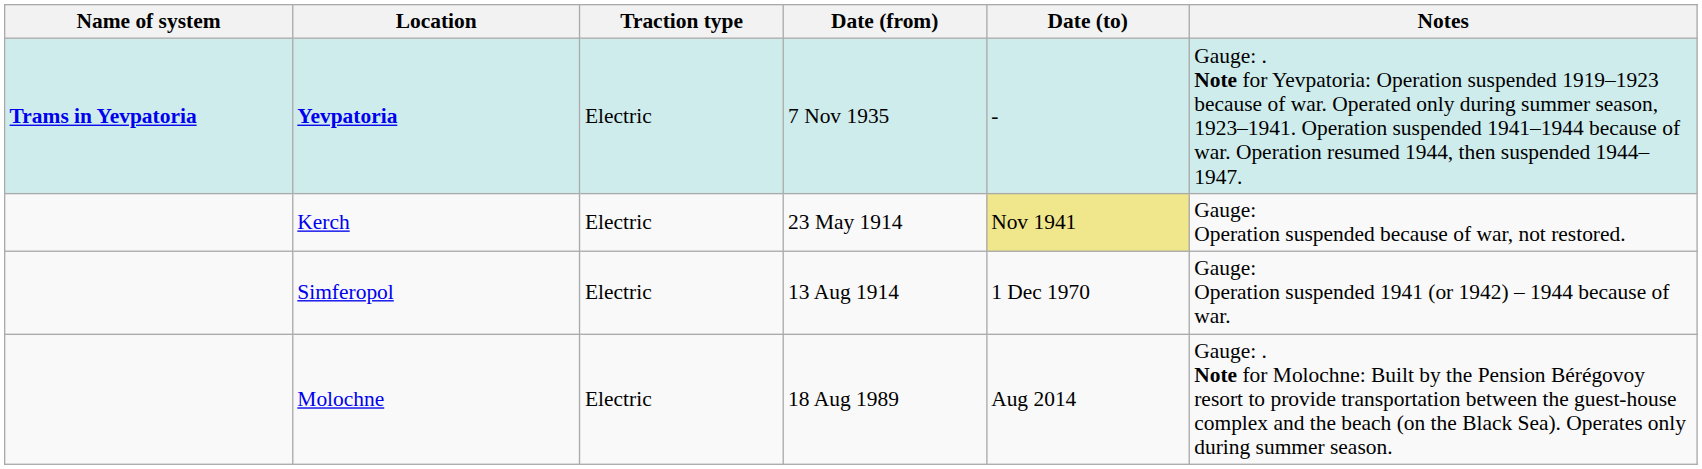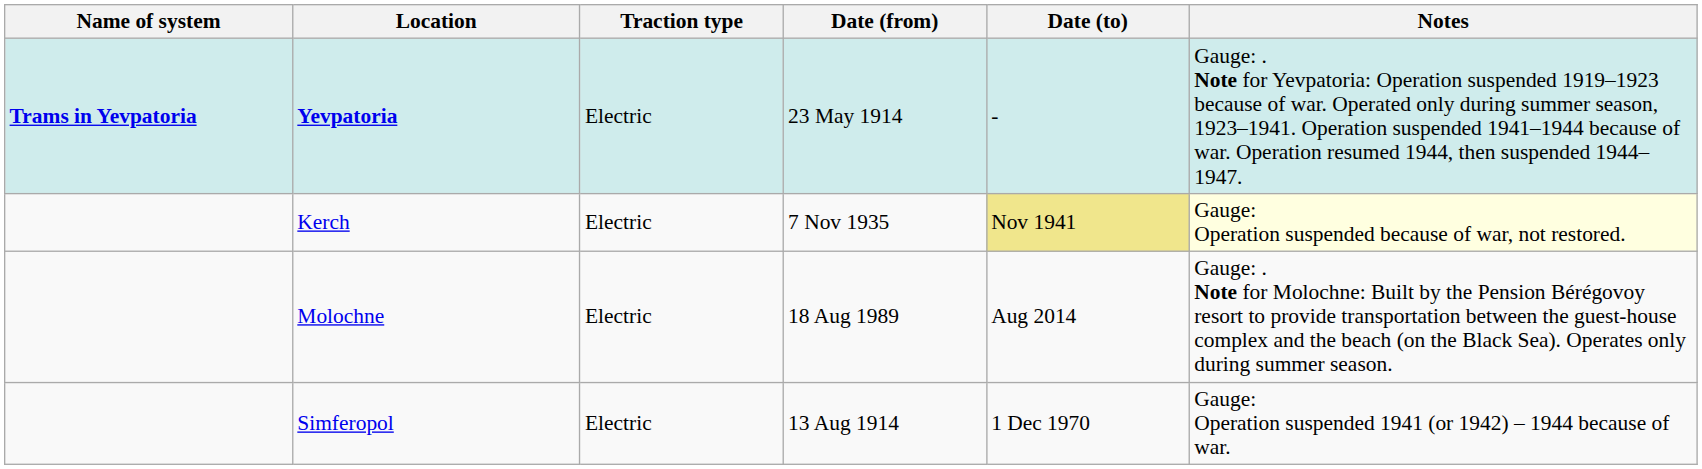(839, 115) 7 Nov 1935 -> (845, 115) 23 May 1914
(845, 222) 23 May 1914 -> (839, 222) 7 Nov 1935
(1410, 222) no background -> (1410, 222) lightyellow background
rows swapped: (341, 398) <-> (346, 292)
